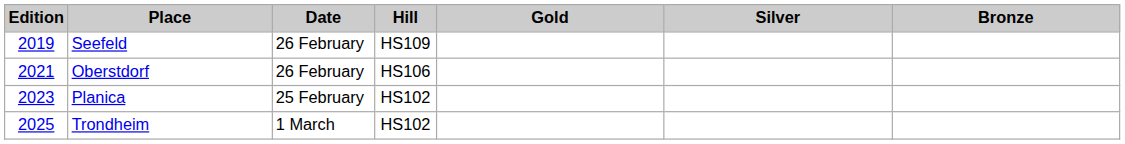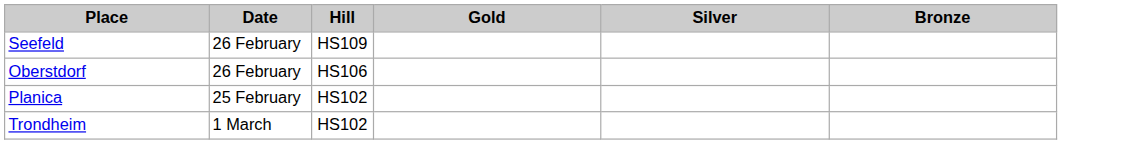- column: (36, 17)
